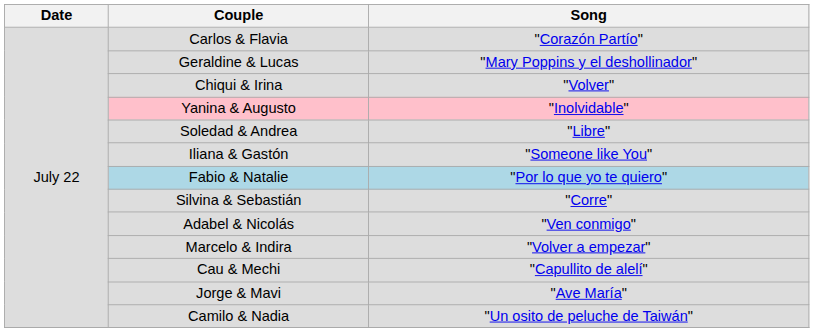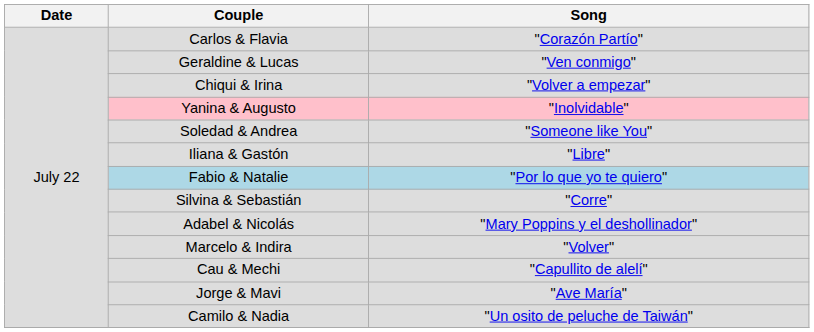(589, 62) "Mary Poppins y el deshollinador" -> (589, 62) "Ven conmigo"
(589, 85) "Volver" -> (589, 85) "Volver a empezar"
(589, 131) "Libre" -> (589, 131) "Someone like You"
(589, 154) "Someone like You" -> (589, 154) "Libre"
(589, 223) "Ven conmigo" -> (589, 223) "Mary Poppins y el deshollinador"
(589, 246) "Volver a empezar" -> (589, 246) "Volver"
